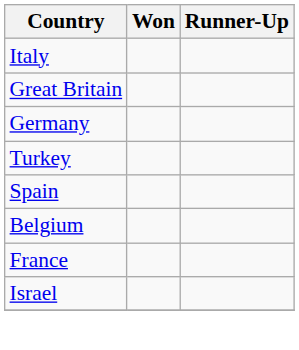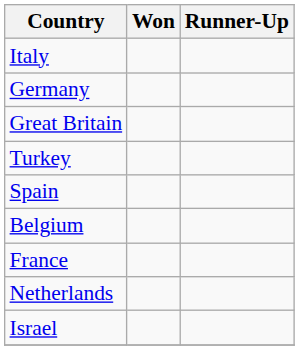rows swapped: (49, 123) <-> (66, 89)
+ row: (61, 293)
